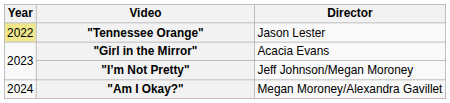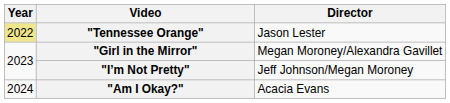(293, 51) Acacia Evans -> (350, 51) Megan Moroney/Alexandra Gavillet
(350, 88) Megan Moroney/Alexandra Gavillet -> (293, 88) Acacia Evans
